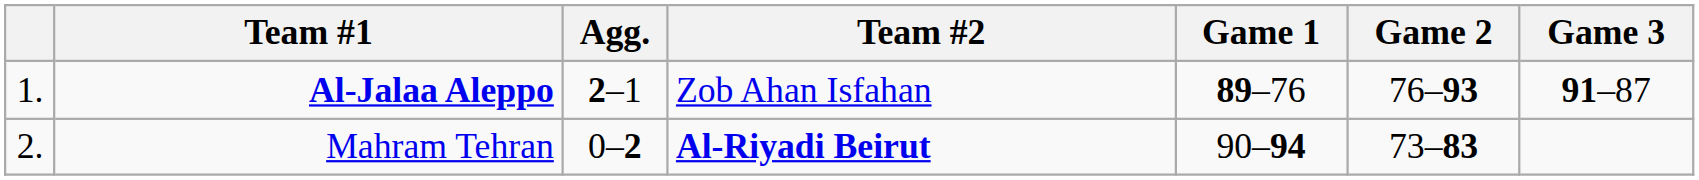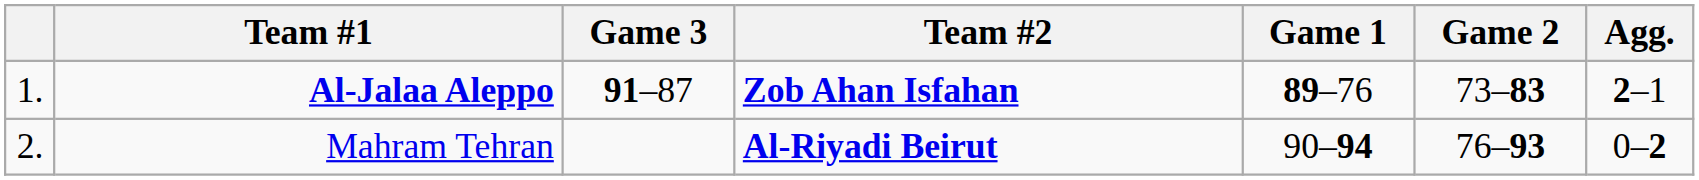columns swapped: (615, 32) <-> (1606, 32)
(804, 89) normal -> (881, 89) bold
(1434, 89) 76–93 -> (1500, 89) 73–83
(1434, 145) 73–83 -> (1500, 145) 76–93
